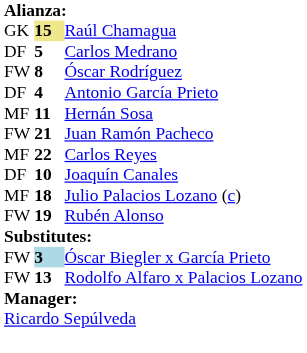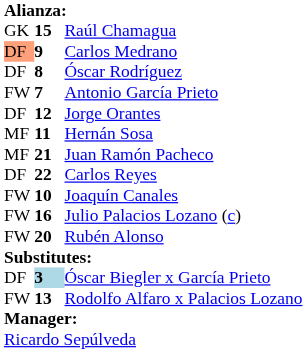(43, 30) khaki background -> (43, 30) no background
(15, 51) no background -> (15, 51) lightsalmon background
(39, 51) 5 -> (39, 51) 9
(17, 71) FW -> (15, 71) DF
(15, 92) DF -> (17, 92) FW
(39, 92) 4 -> (39, 92) 7
+ row: (112, 113)
(17, 133) FW -> (17, 154) MF
(17, 154) MF -> (15, 174) DF
(15, 174) DF -> (17, 195) FW
(17, 195) MF -> (17, 215) FW
(43, 195) 18 -> (43, 215) 16
(43, 215) 19 -> (43, 236) 20
(17, 257) FW -> (15, 277) DF
